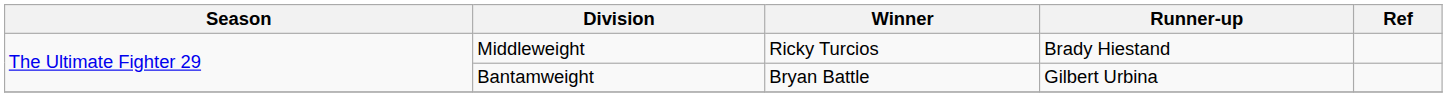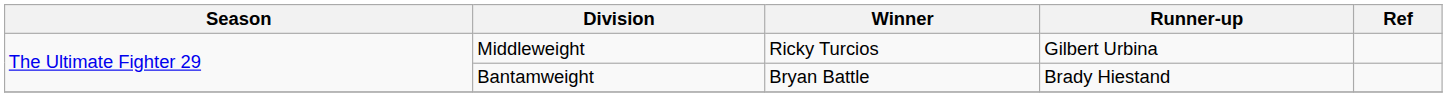(1107, 48) Brady Hiestand -> (1101, 48) Gilbert Urbina
(1101, 77) Gilbert Urbina -> (1107, 77) Brady Hiestand
